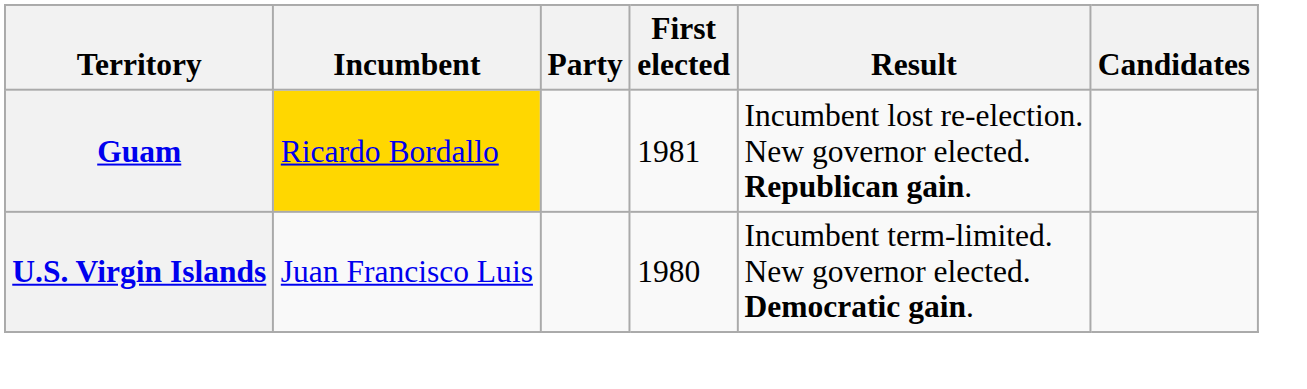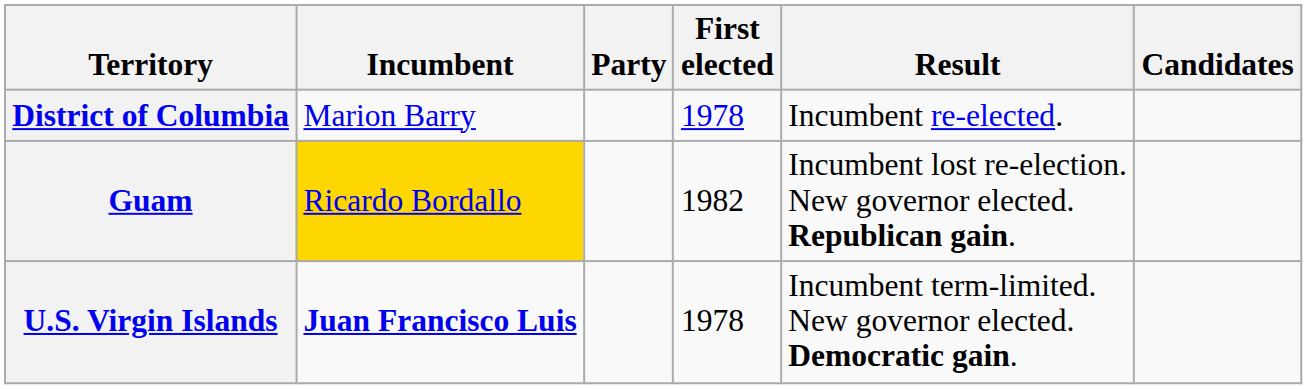+ row: (151, 114)
(669, 150) 1981 -> (712, 200) 1982
(407, 271) normal -> (440, 321) bold
(669, 271) 1980 -> (712, 321) 1978
